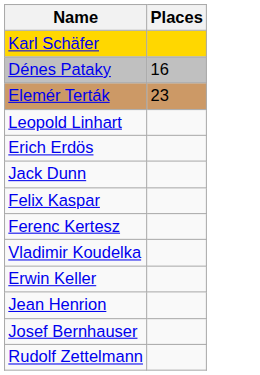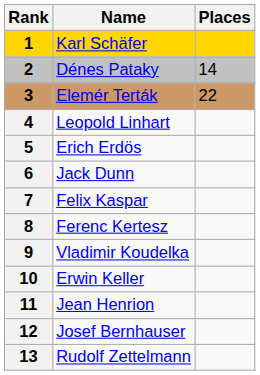+ column: (28, 17)
(160, 69) 16 -> (208, 69) 14
(160, 95) 23 -> (208, 95) 22
